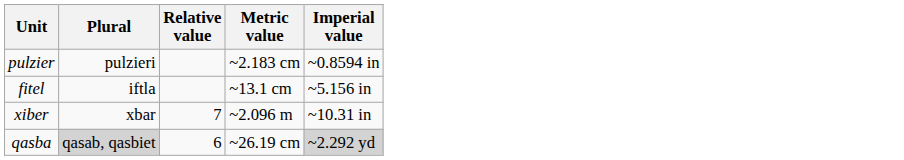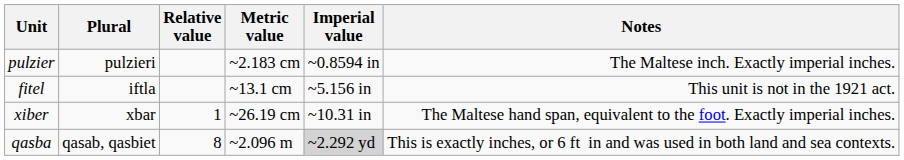+ column: (641, 27)
(217, 115) 7 -> (217, 115) 1
(261, 115) ~2.096 m -> (265, 115) ~26.19 cm
(109, 141) lightgrey background -> (109, 141) no background
(217, 141) 6 -> (217, 141) 8
(265, 141) ~26.19 cm -> (261, 141) ~2.096 m
